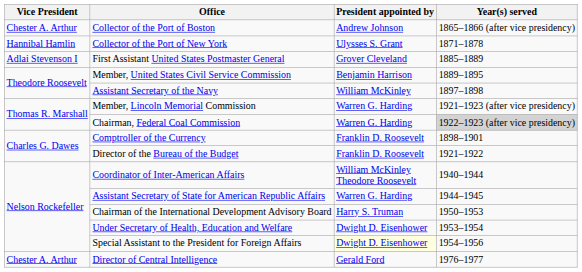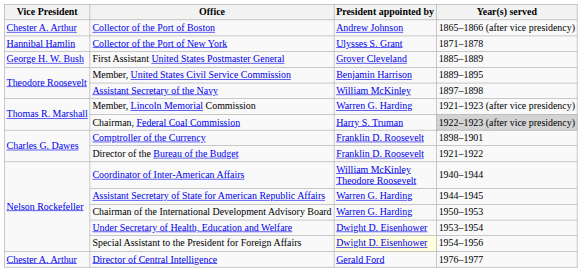(42, 59) Adlai Stevenson I -> (45, 59) George H. W. Bush
(374, 122) Warren G. Harding -> (370, 122) Harry S. Truman
(370, 212) Harry S. Truman -> (374, 212) Warren G. Harding
